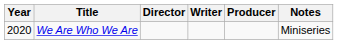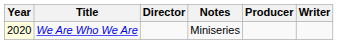columns swapped: (206, 13) <-> (305, 13)
(19, 30) no background -> (19, 30) lightyellow background
